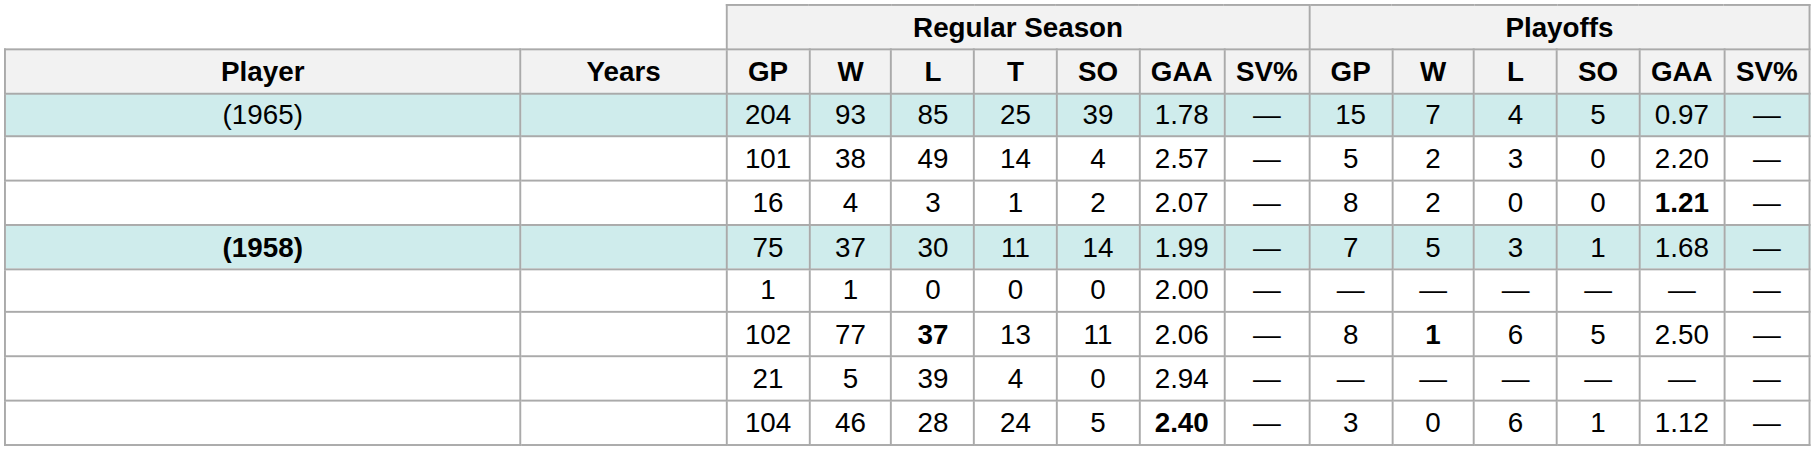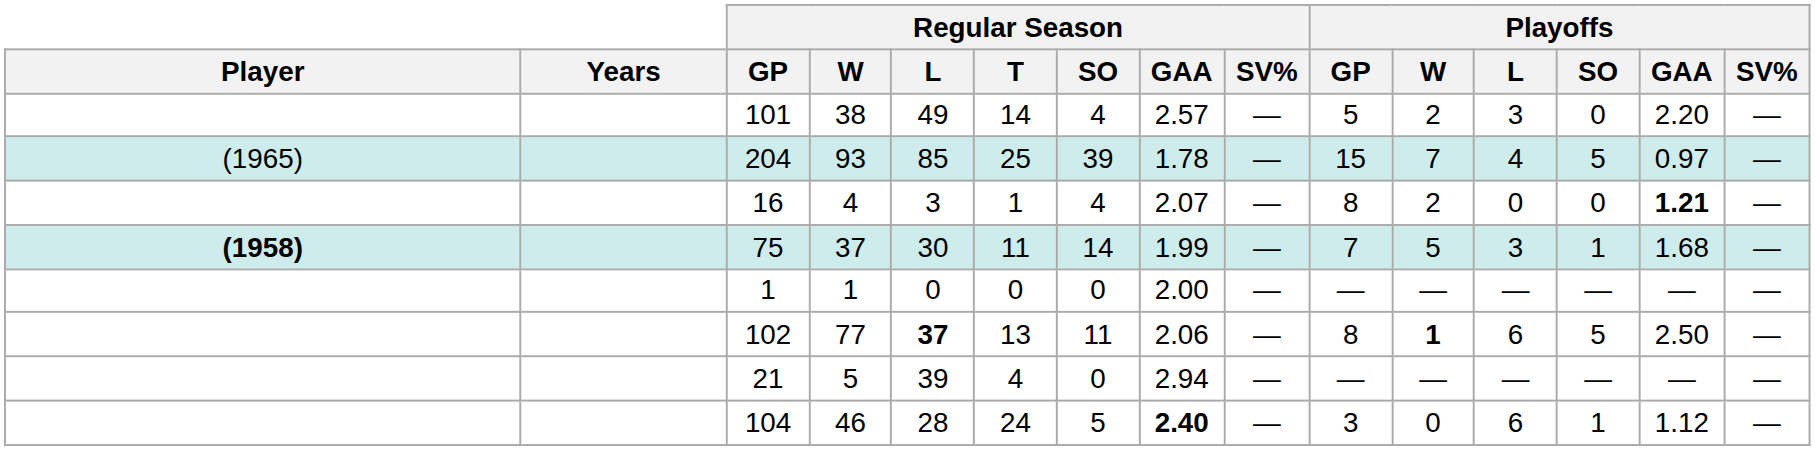rows swapped: (768, 115) <-> (768, 159)
(1098, 203) 2 -> (1098, 203) 4
